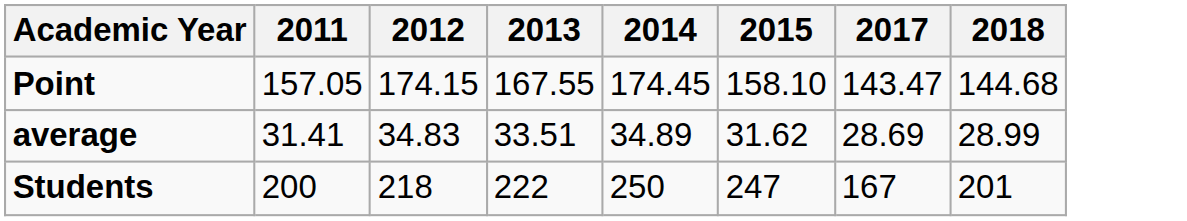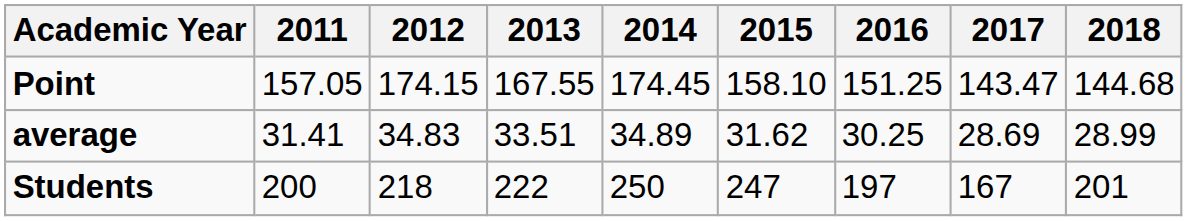+ column: (892, 30)
